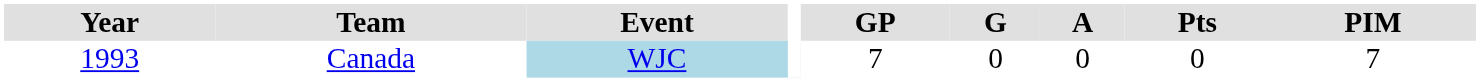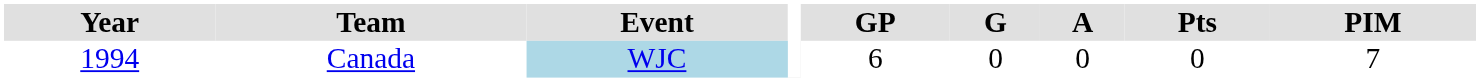(110, 58) 1993 -> (110, 58) 1994
(875, 58) 7 -> (875, 58) 6
